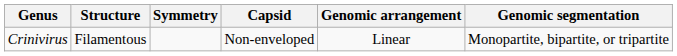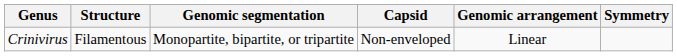columns swapped: (185, 16) <-> (568, 16)
